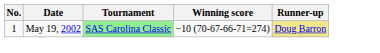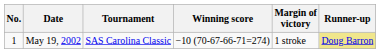+ column: (296, 18)
(128, 29) lightgreen background -> (128, 40) no background
